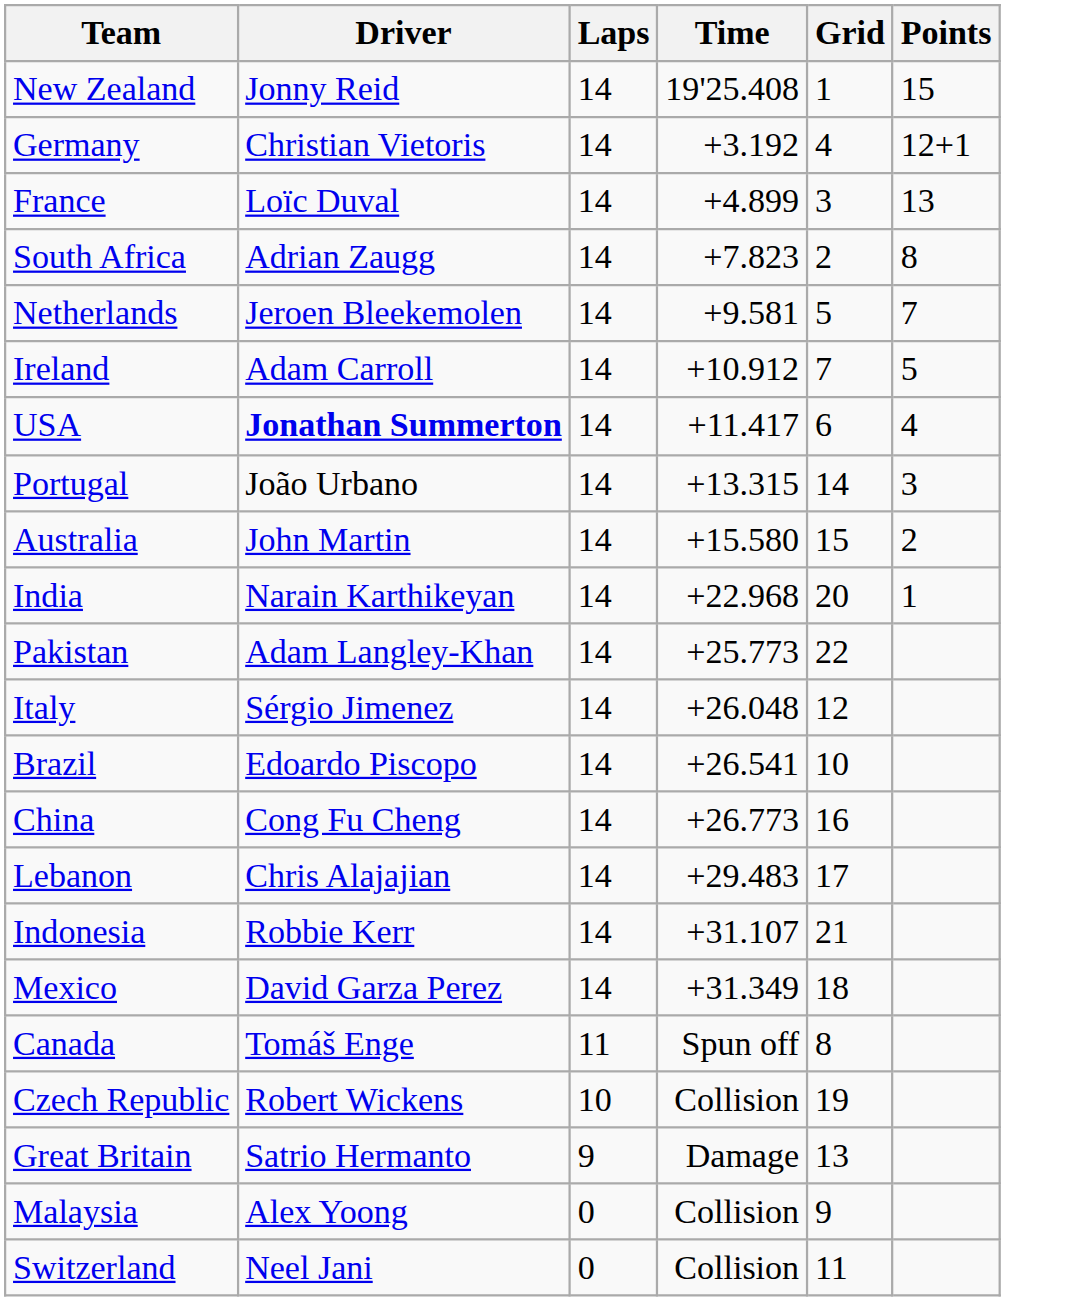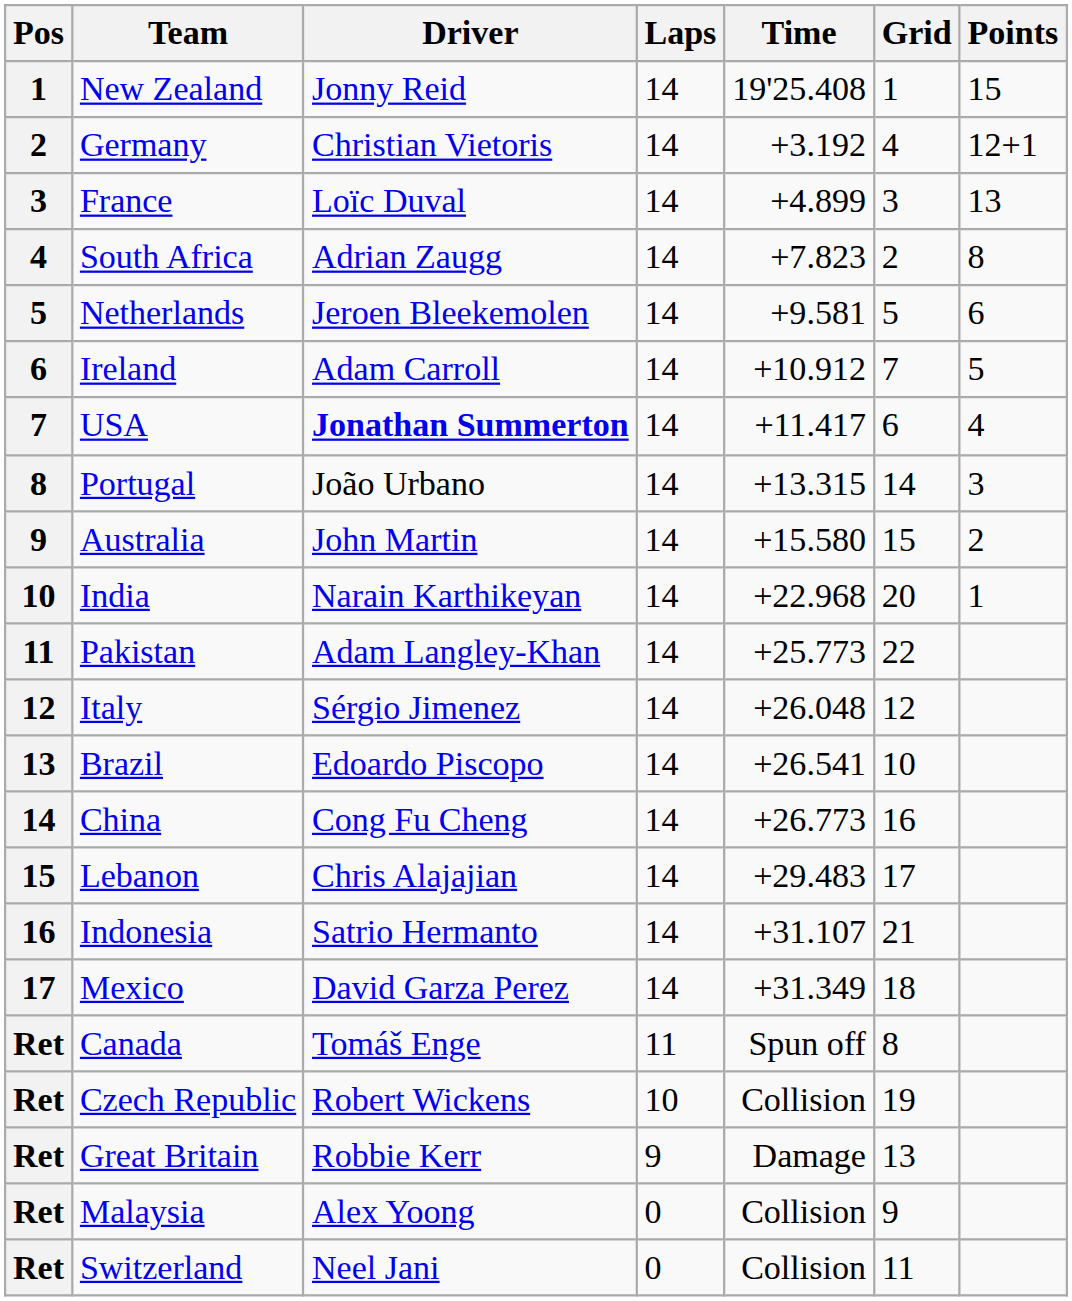+ column: (39, 32)
(909, 313) 7 -> (976, 313) 6
(330, 930) Robbie Kerr -> (425, 930) Satrio Hermanto
(358, 1155) Satrio Hermanto -> (397, 1155) Robbie Kerr
